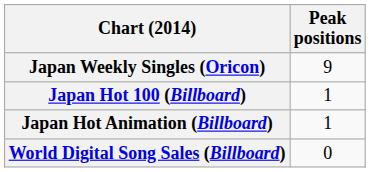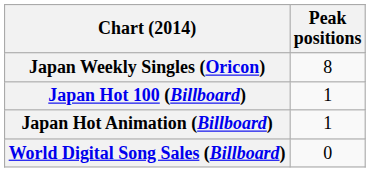(328, 67) 9 -> (328, 67) 8
